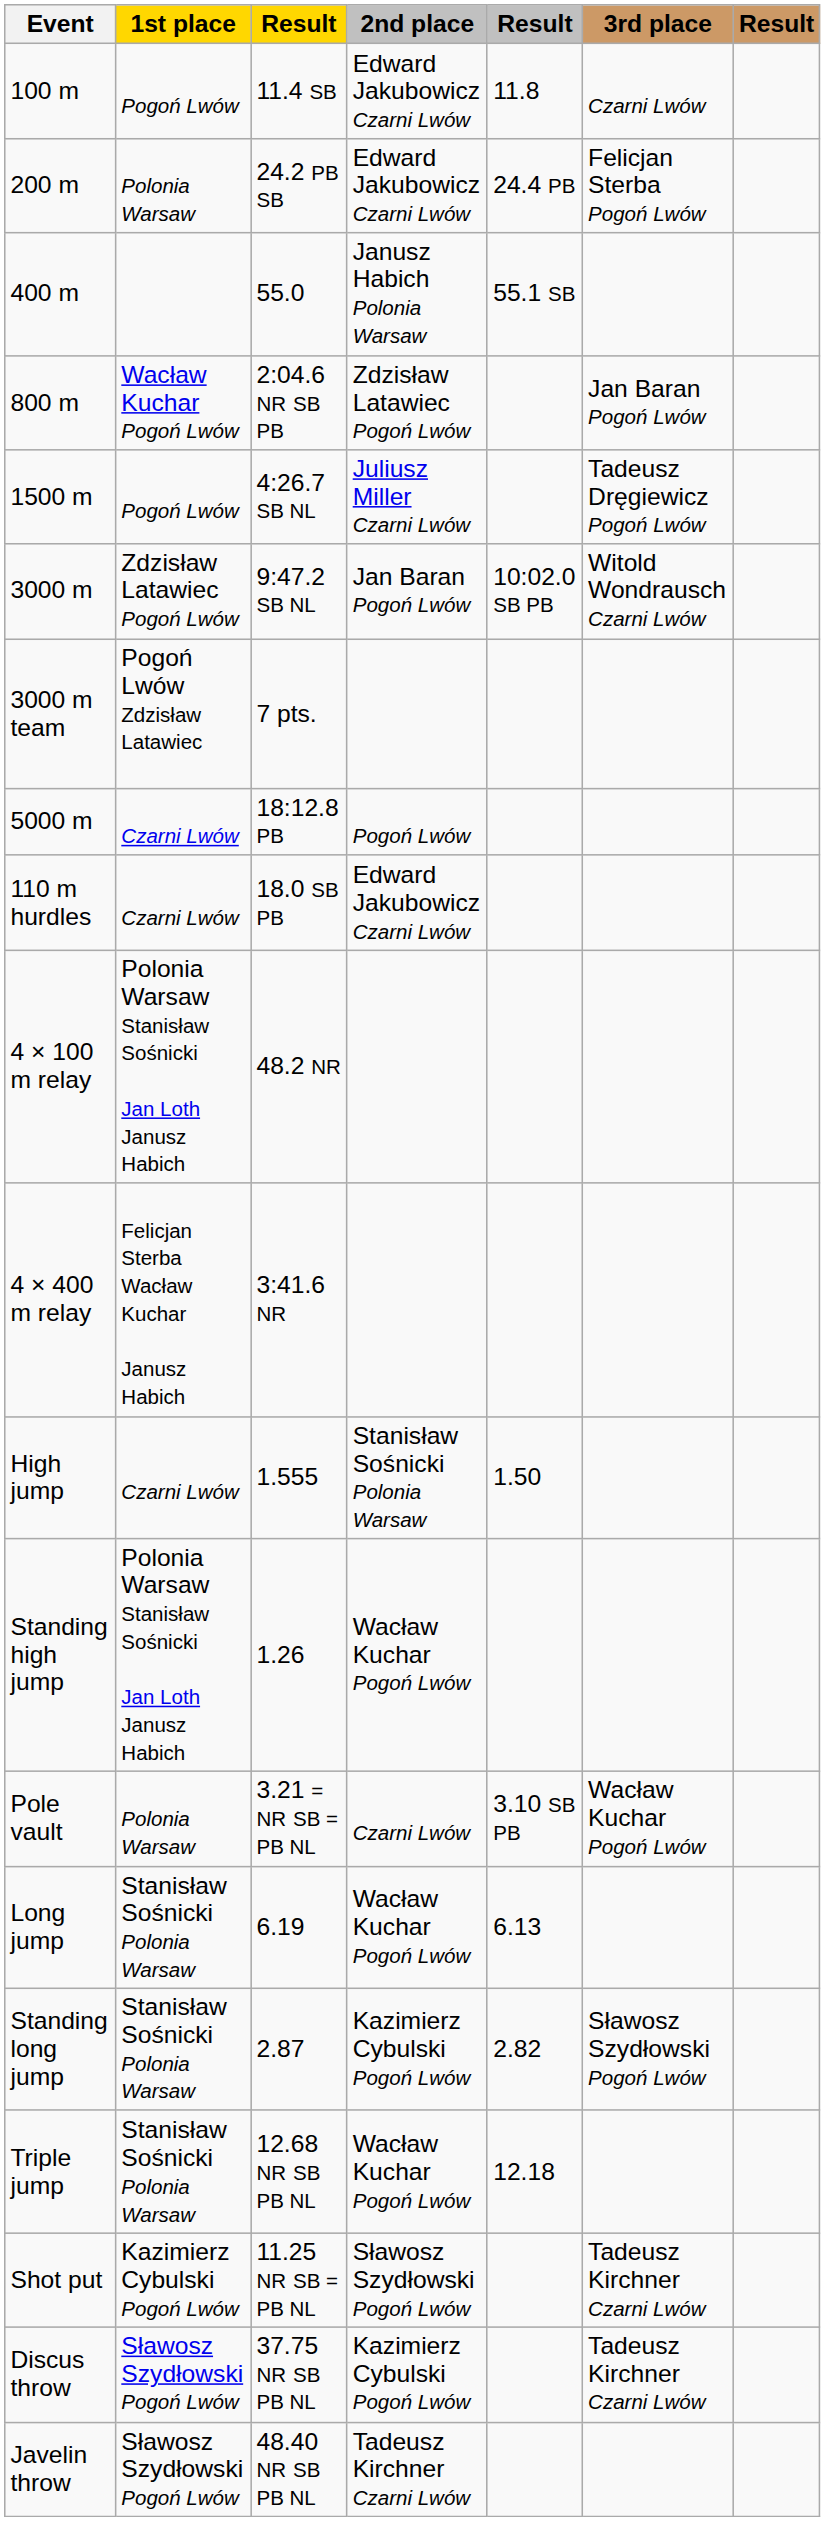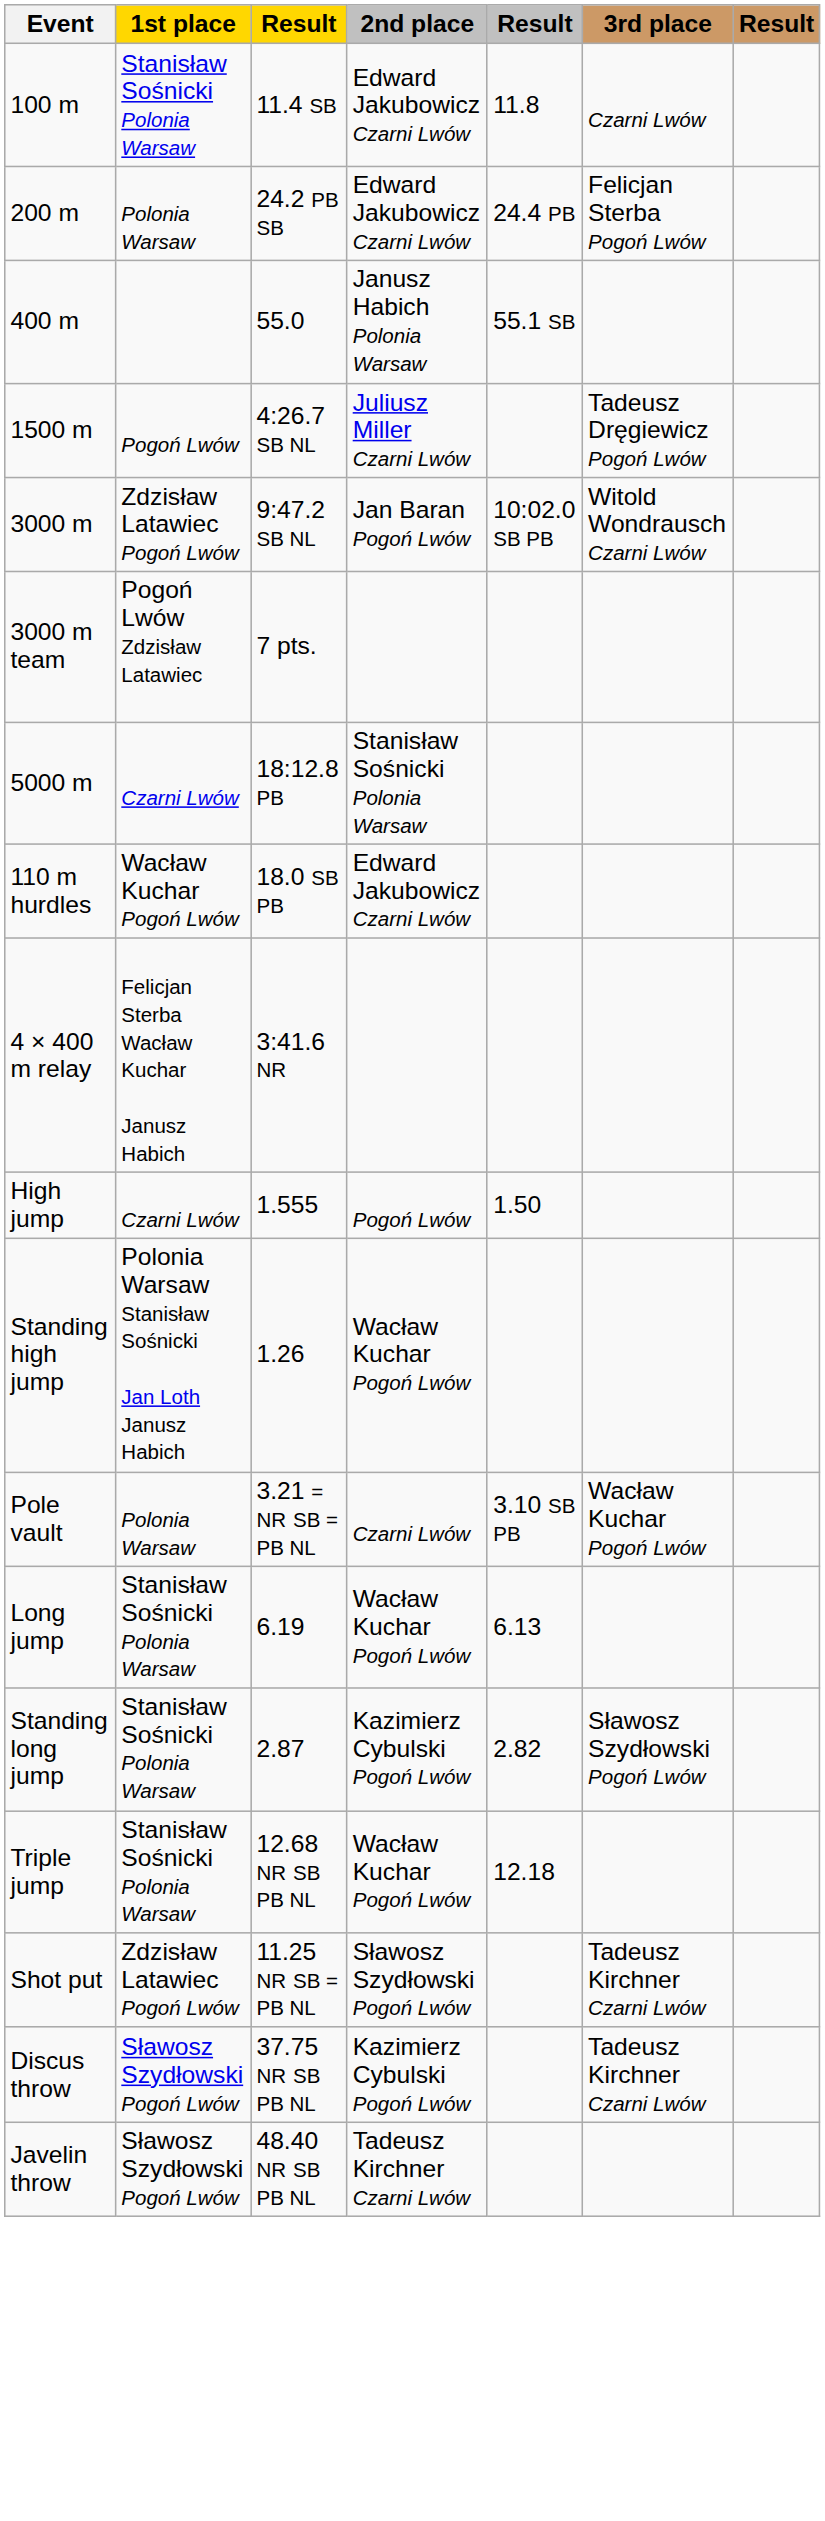(180, 106) Pogoń Lwów -> (174, 104) Stanisław Sośnicki Polonia Warsaw
- row: (45, 402)
(411, 837) Pogoń Lwów -> (405, 782) Stanisław Sośnicki Polonia Warsaw
(180, 917) Czarni Lwów -> (180, 891) Wacław Kuchar Pogoń Lwów
- row: (52, 1066)
(405, 1477) Stanisław Sośnicki Polonia Warsaw -> (411, 1220) Pogoń Lwów
(180, 2279) Kazimierz Cybulski Pogoń Lwów -> (180, 1979) Zdzisław Latawiec Pogoń Lwów
